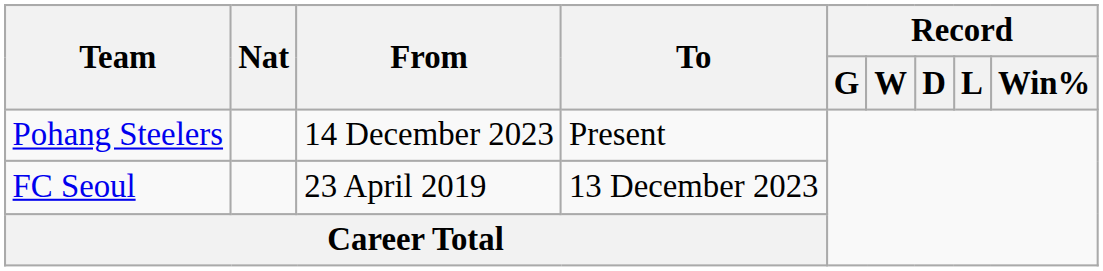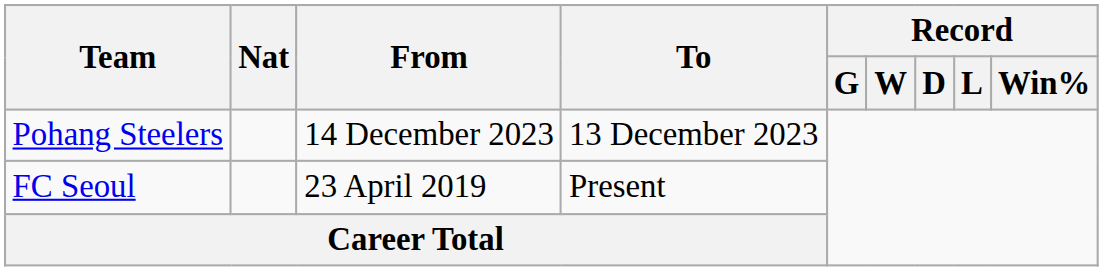(617, 134) Present -> (694, 134) 13 December 2023
(694, 186) 13 December 2023 -> (617, 186) Present
